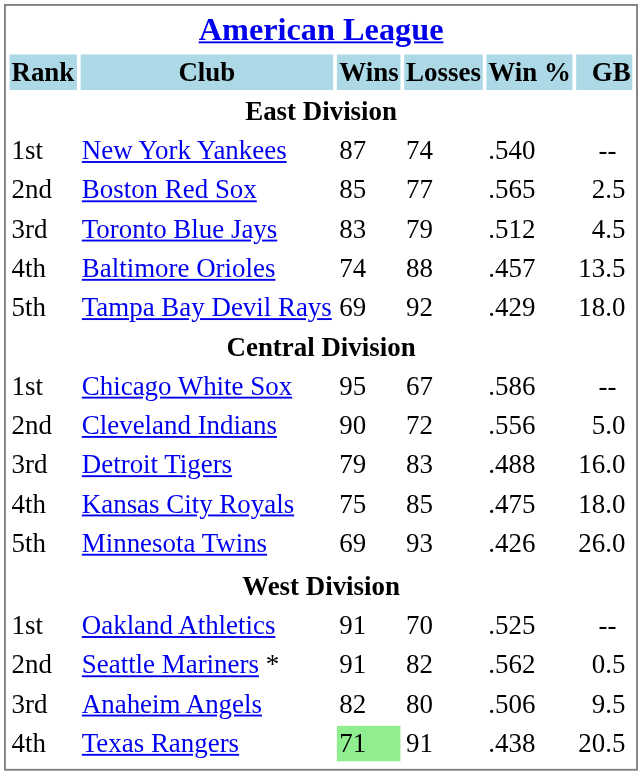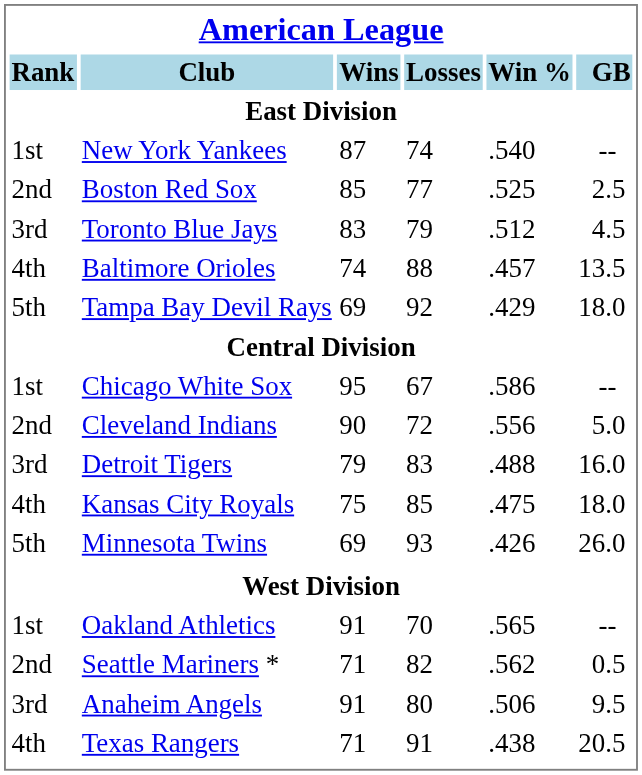(512, 189) .565 -> (512, 189) .525
(512, 625) .525 -> (512, 625) .565
(353, 664) 91 -> (353, 664) 71
(353, 703) 82 -> (353, 703) 91
(353, 743) lightgreen background -> (353, 743) no background
